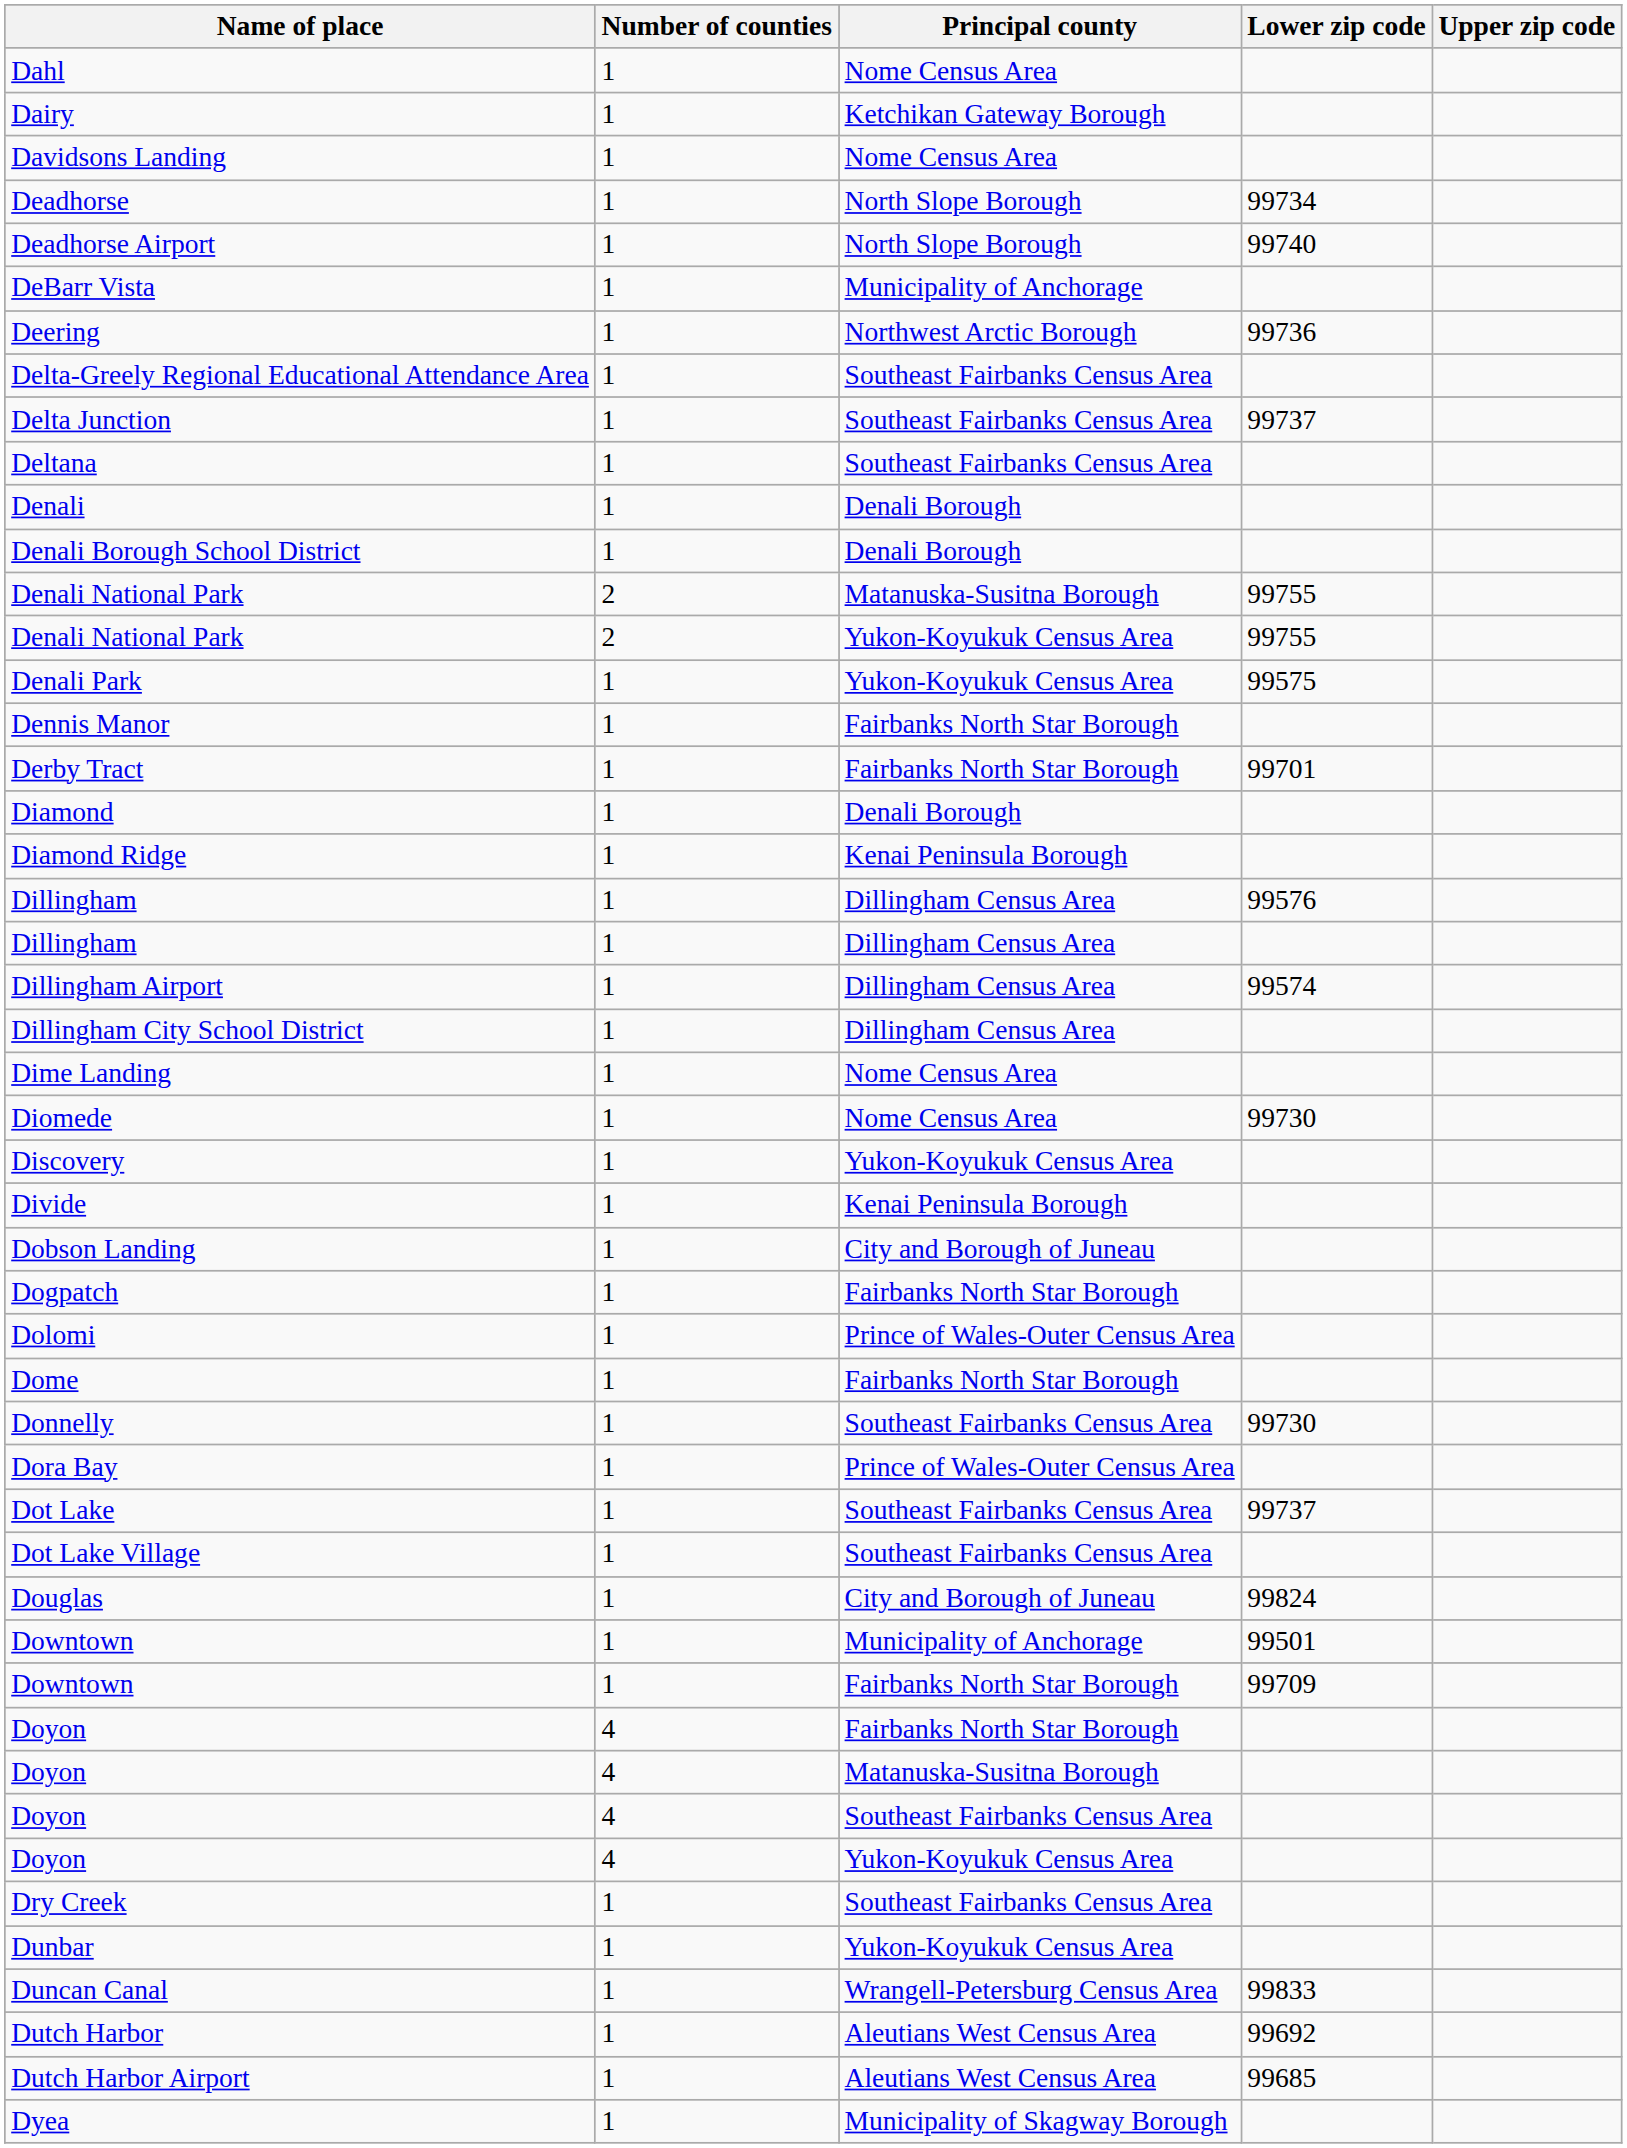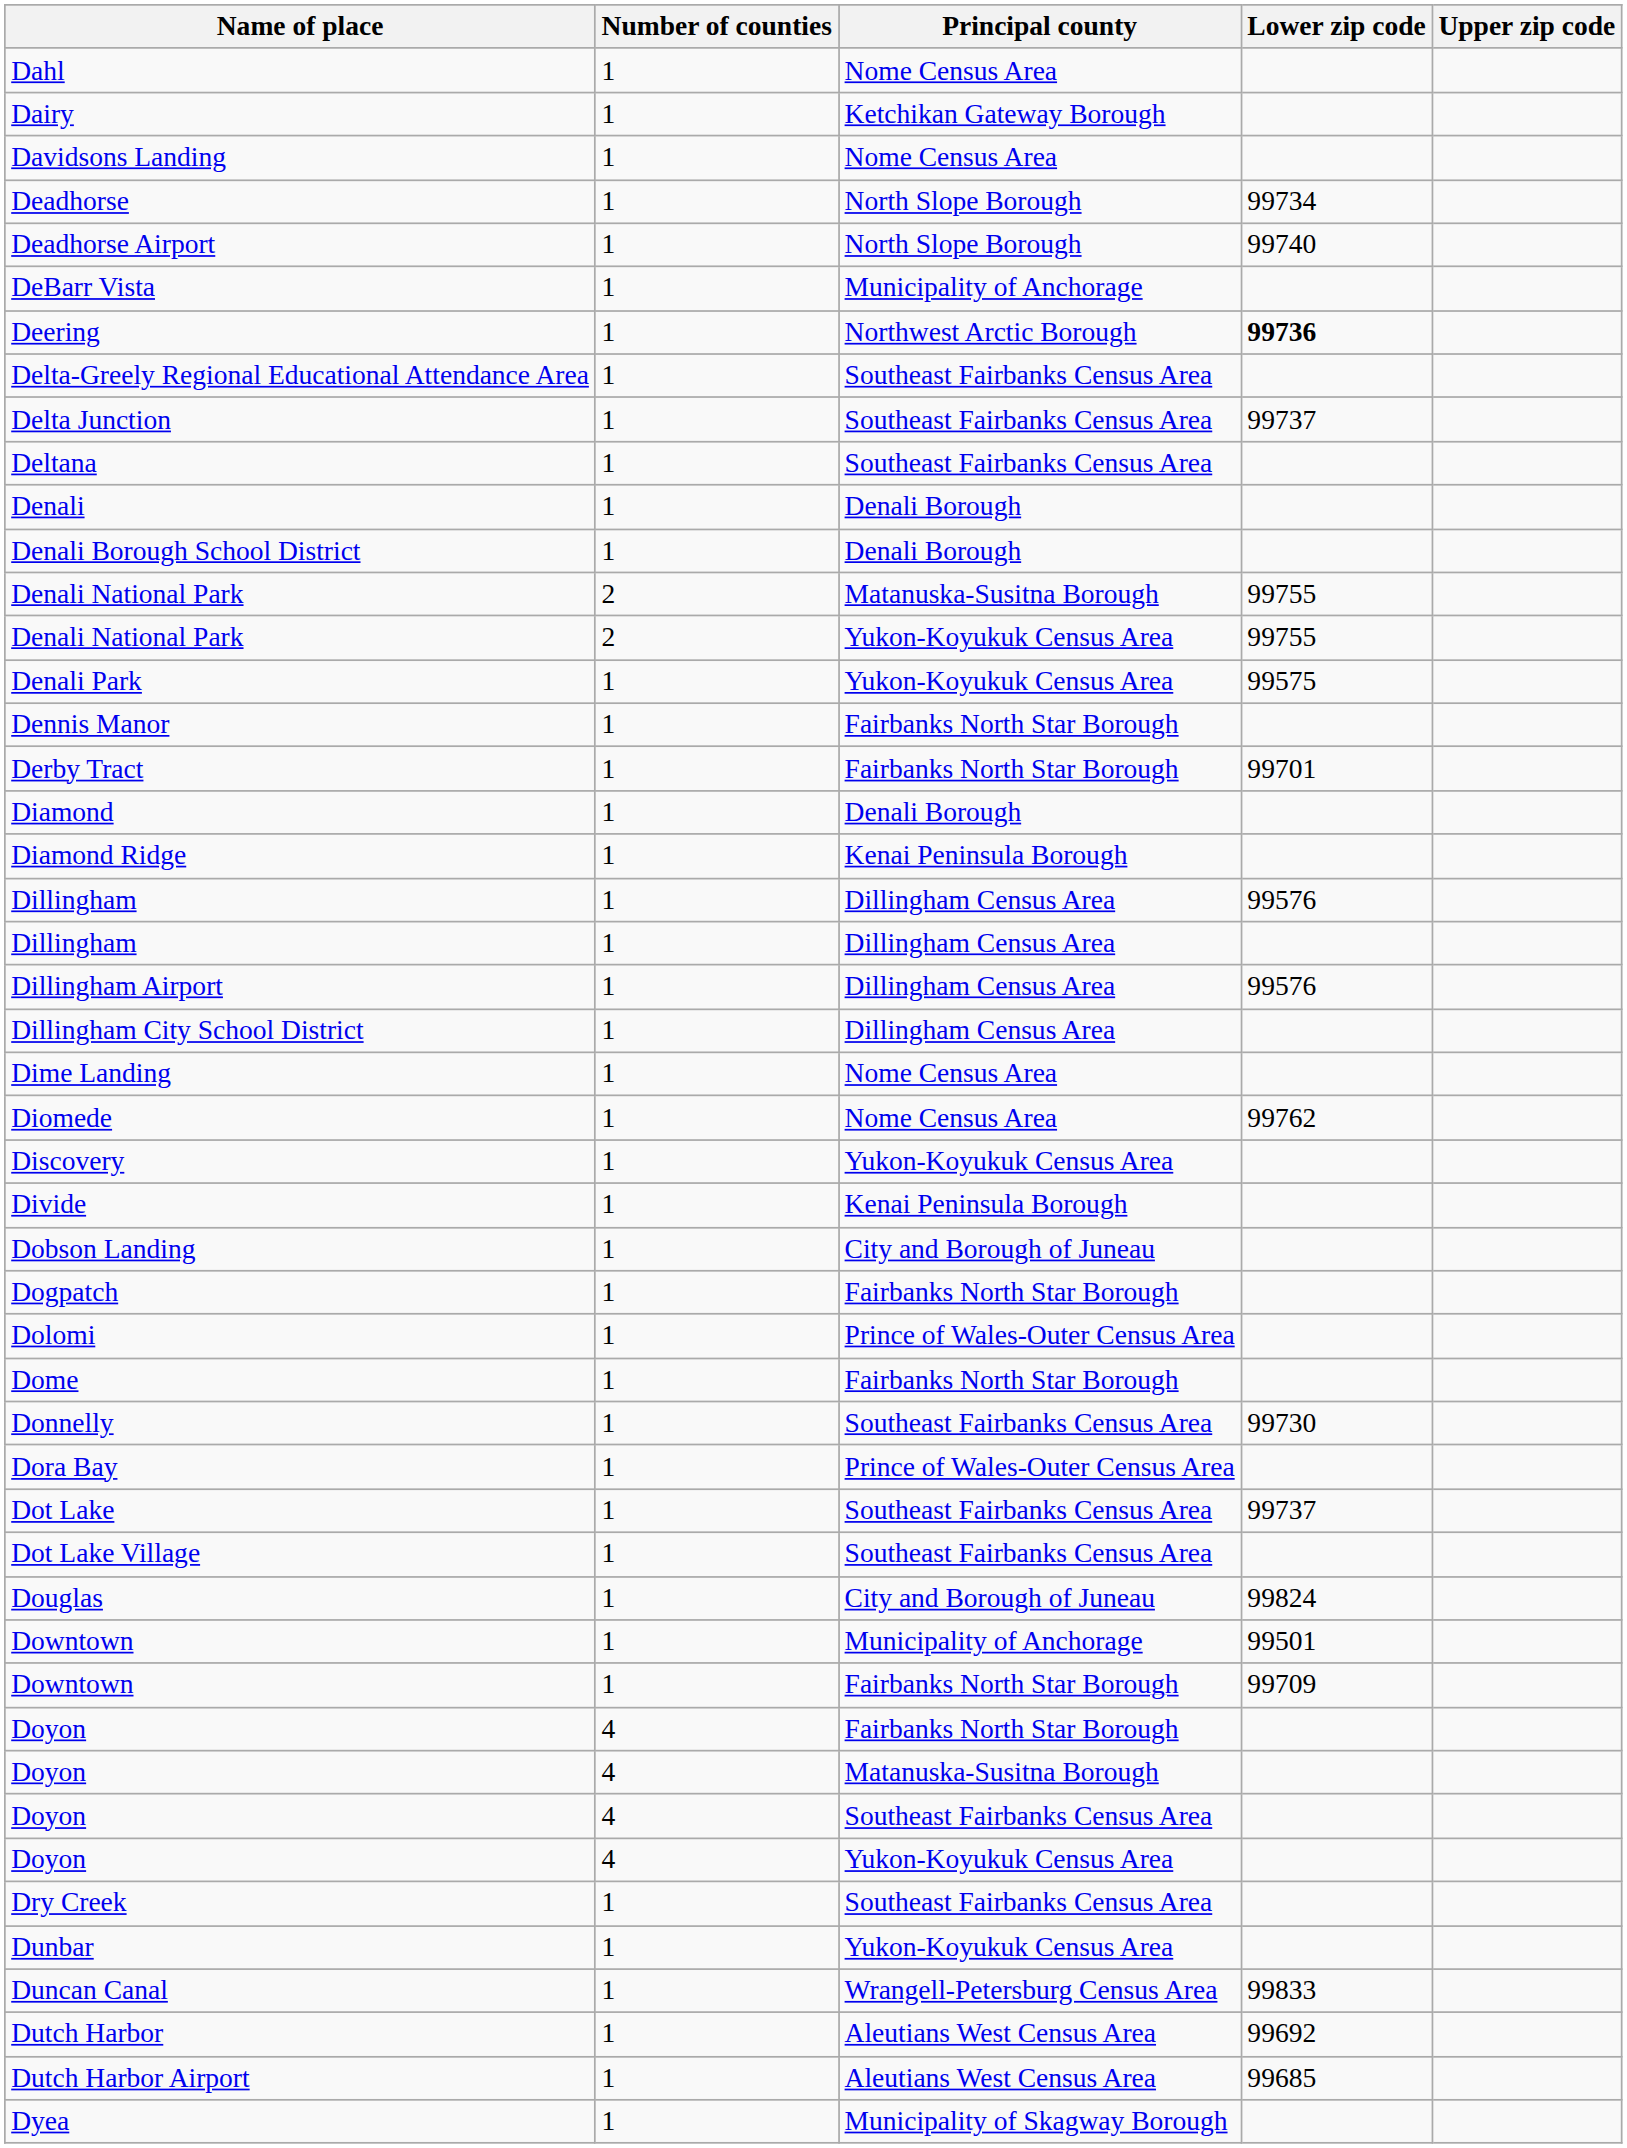(1282, 331) normal -> (1282, 331) bold
(1282, 986) 99574 -> (1282, 986) 99576
(1282, 1117) 99730 -> (1282, 1117) 99762
